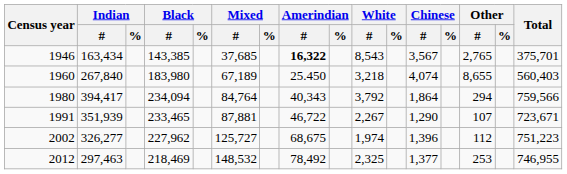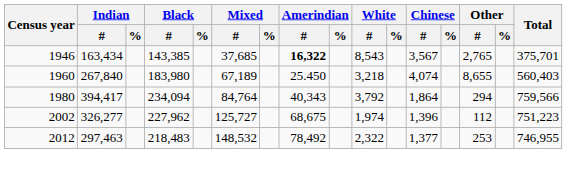- row: (62, 117)
(169, 158) 218,469 -> (169, 138) 218,483
(369, 158) 2,325 -> (369, 138) 2,322
